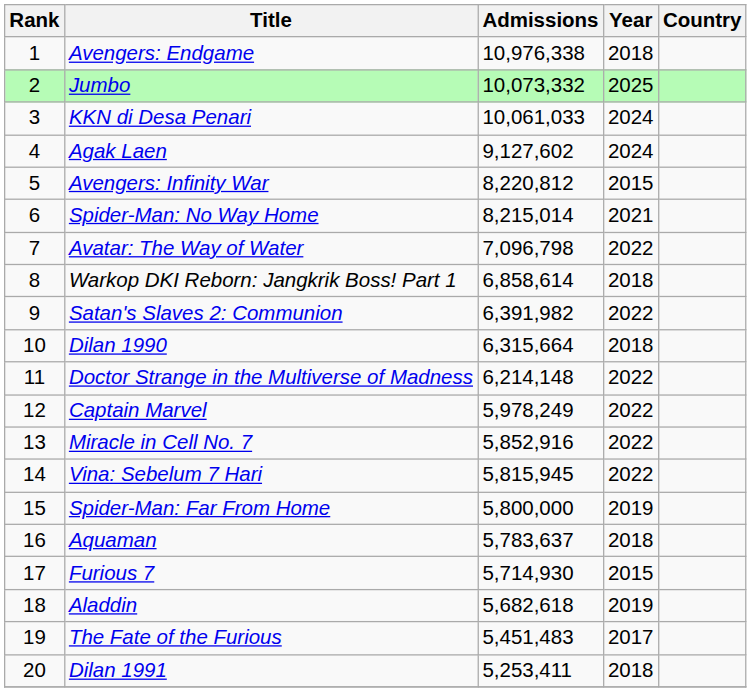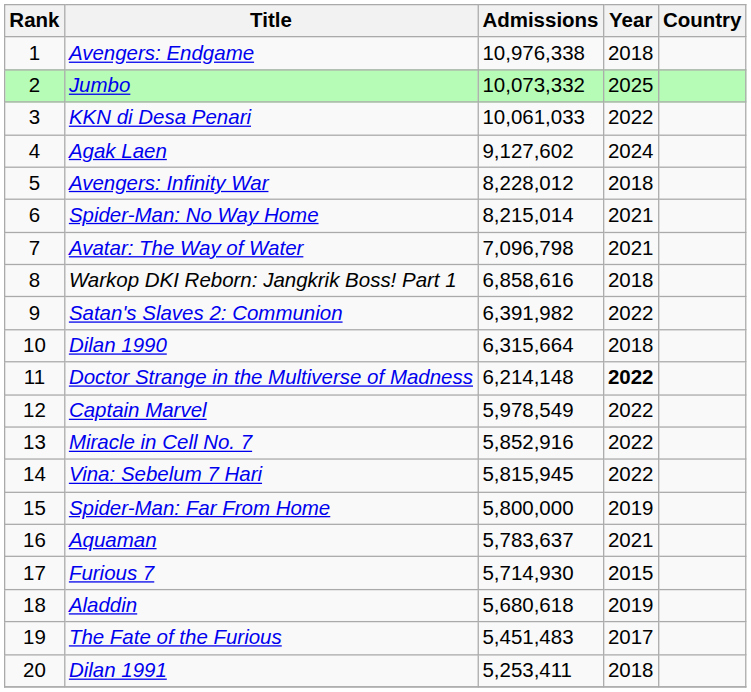(631, 118) 2024 -> (631, 118) 2022
(528, 183) 8,220,812 -> (528, 183) 8,228,012
(631, 183) 2015 -> (631, 183) 2018
(631, 248) 2022 -> (631, 248) 2021
(528, 280) 6,858,614 -> (528, 280) 6,858,616
(631, 378) normal -> (631, 378) bold
(528, 410) 5,978,249 -> (528, 410) 5,978,549
(631, 540) 2018 -> (631, 540) 2021
(528, 605) 5,682,618 -> (528, 605) 5,680,618
